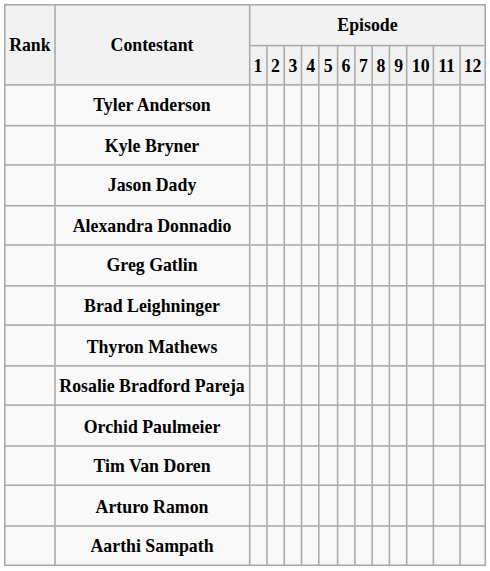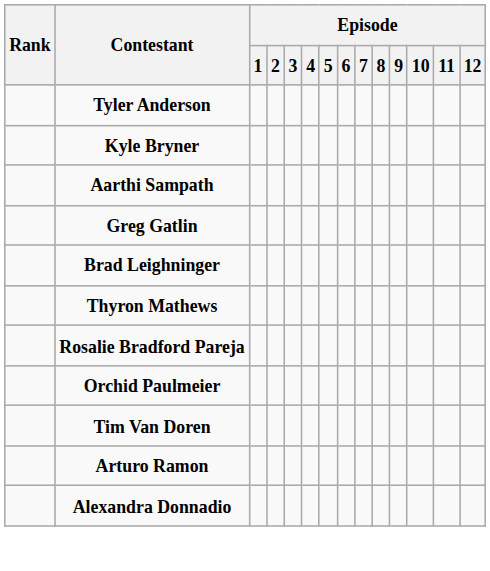- row: (152, 185)
rows swapped: (152, 226) <-> (152, 546)
